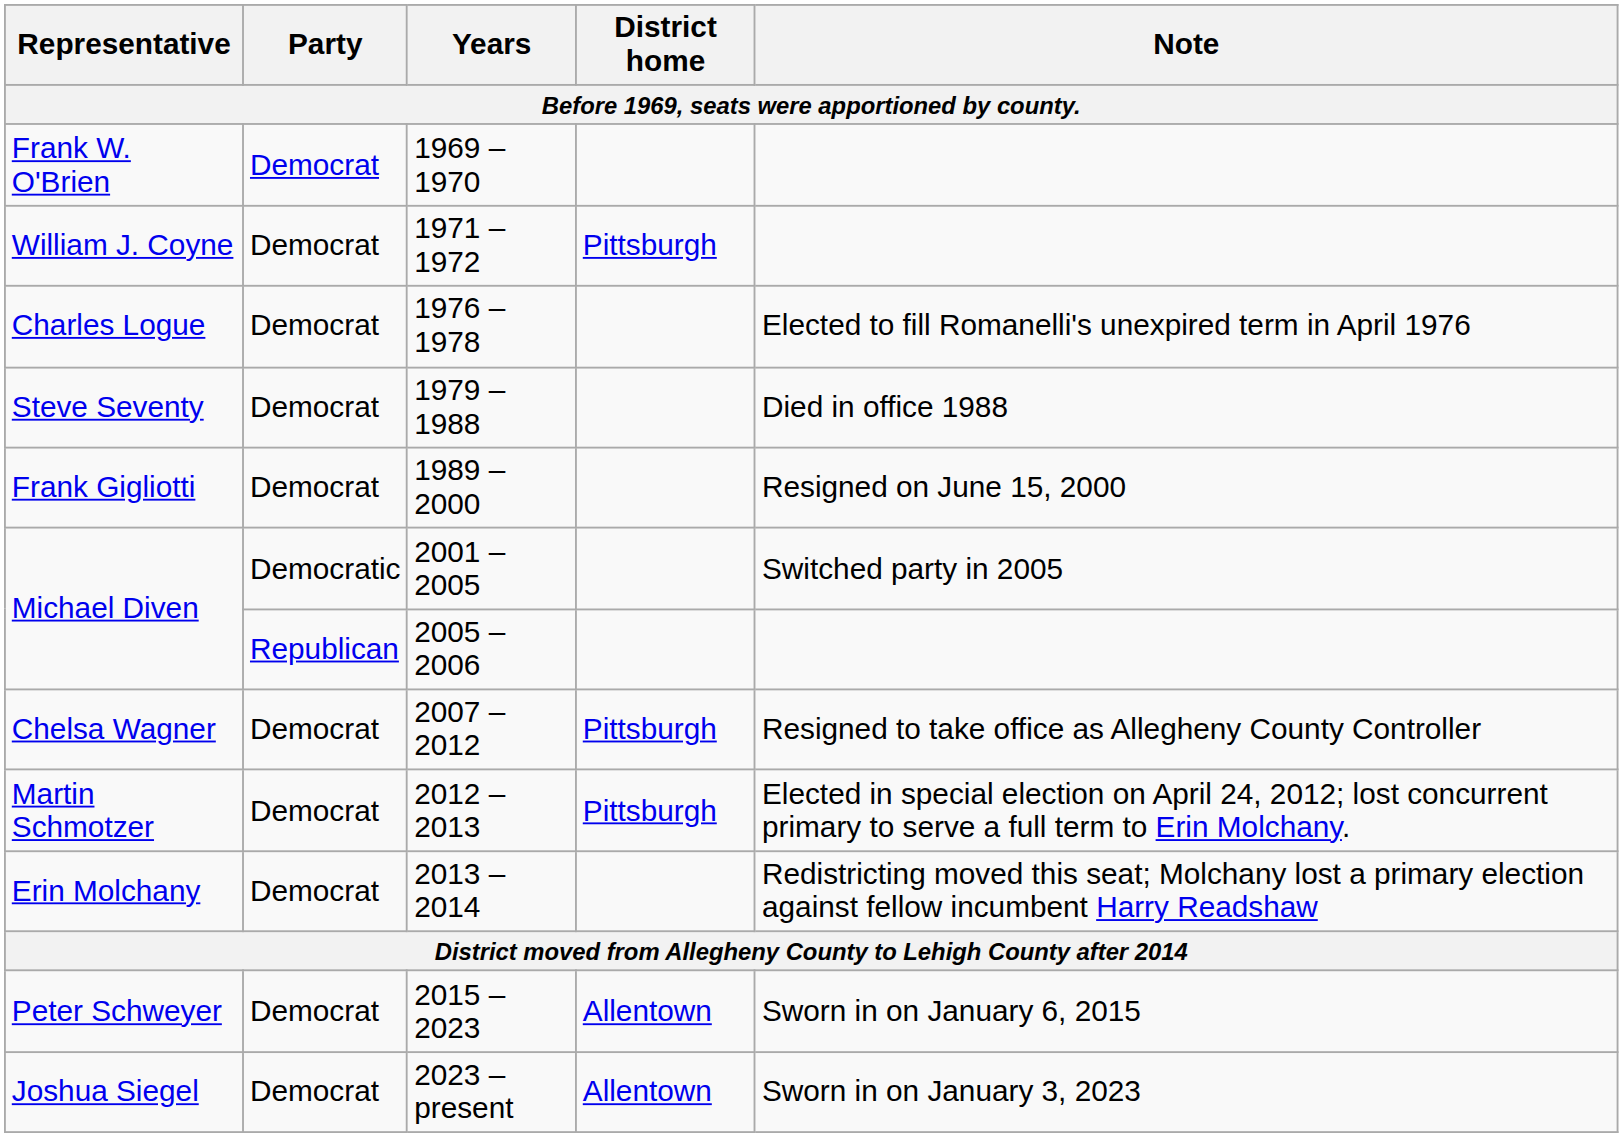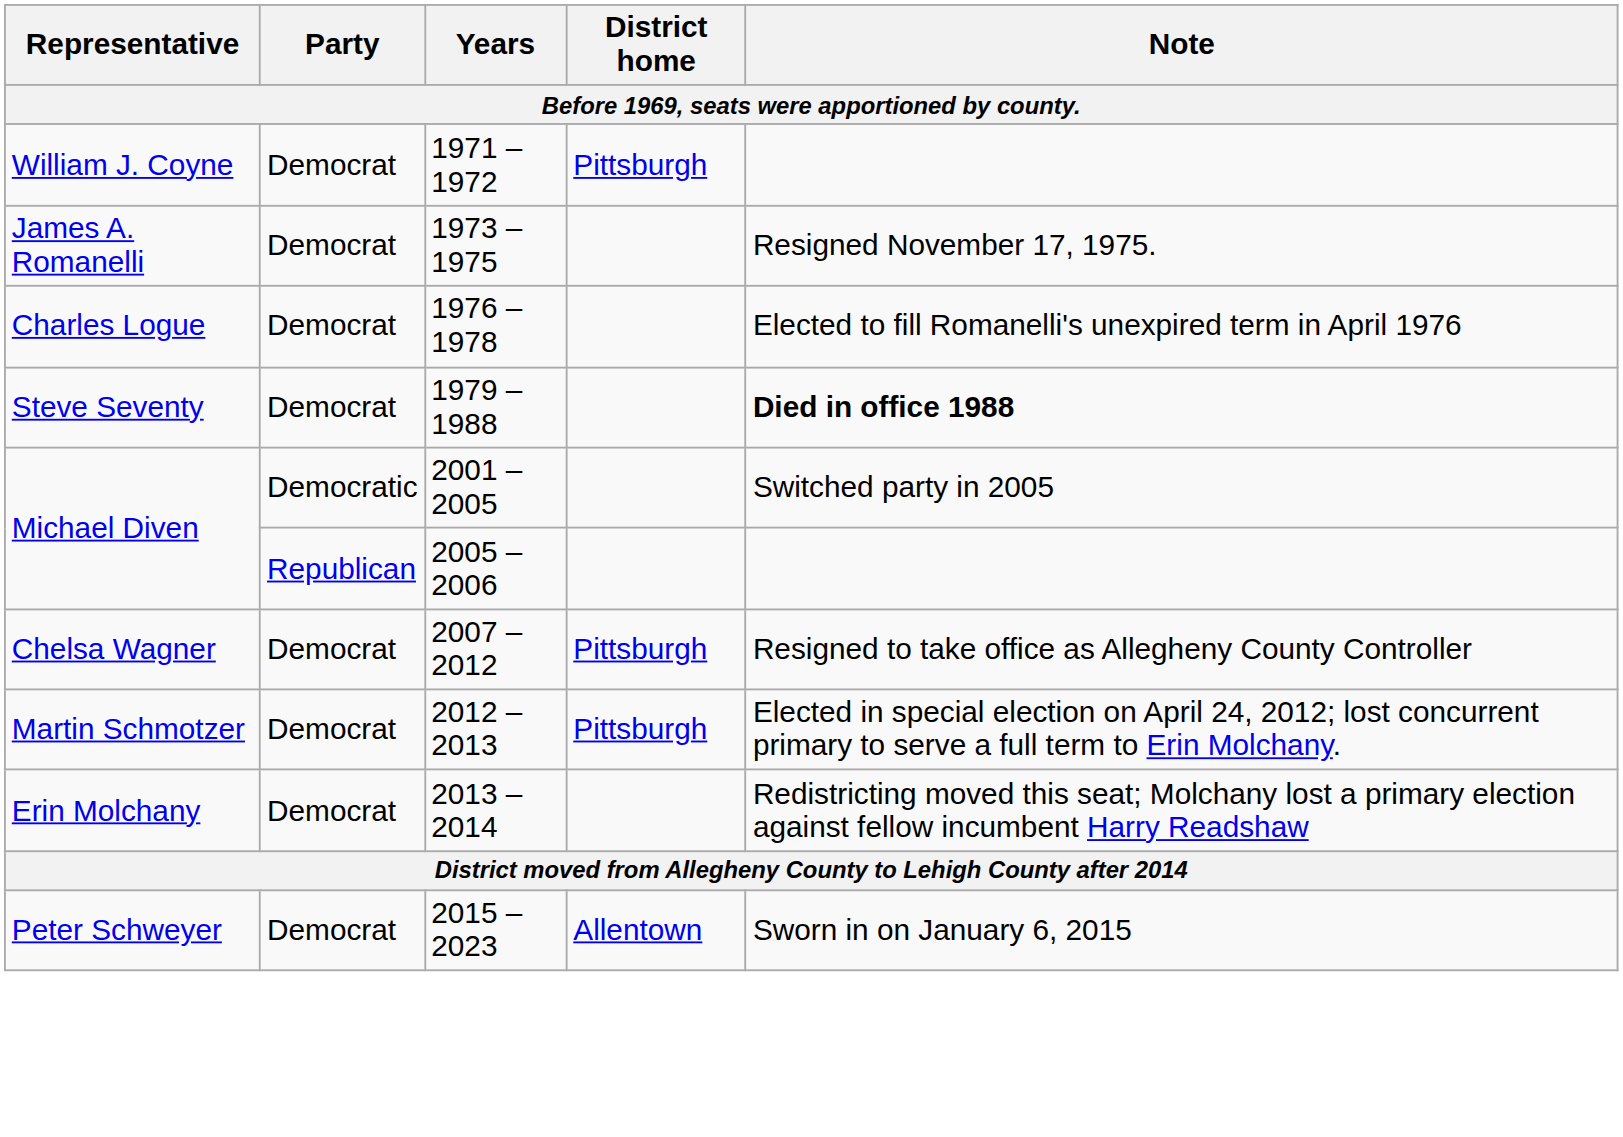- row: (71, 164)
+ row: (78, 245)
(885, 406) normal -> (884, 406) bold
- row: (104, 487)
- row: (105, 1091)
